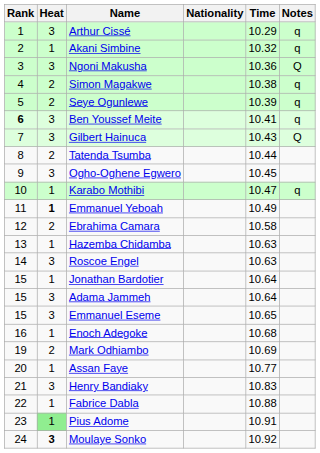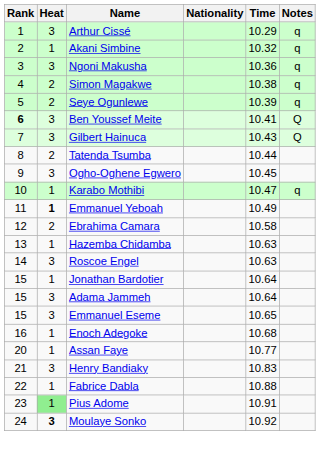(297, 66) Q -> (297, 66) q
(297, 119) q -> (297, 119) Q
- row: (109, 350)
